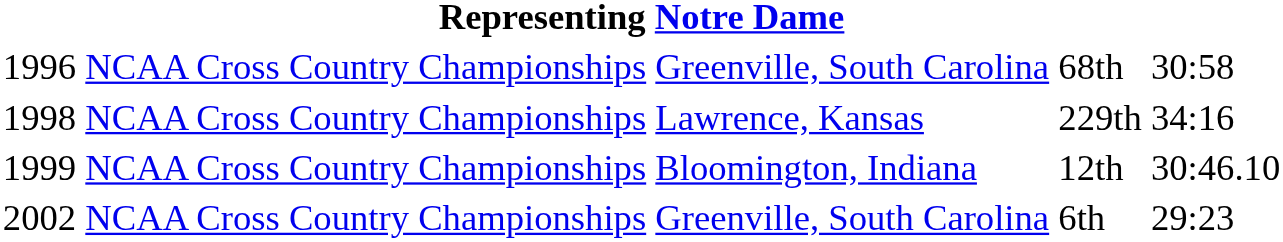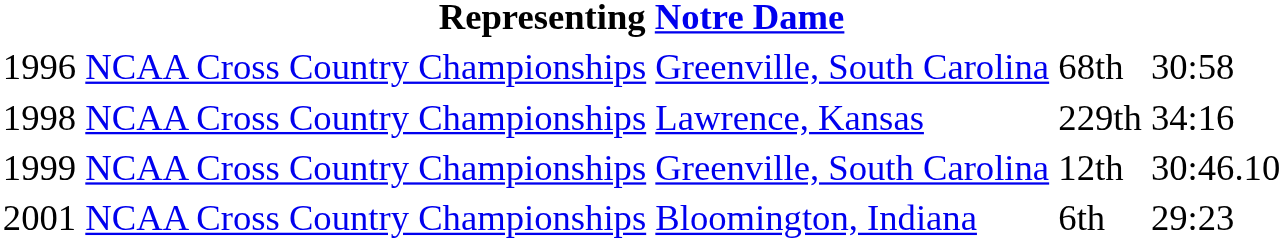(816, 167) Bloomington, Indiana -> (852, 167) Greenville, South Carolina
(40, 218) 2002 -> (40, 218) 2001
(852, 218) Greenville, South Carolina -> (816, 218) Bloomington, Indiana
